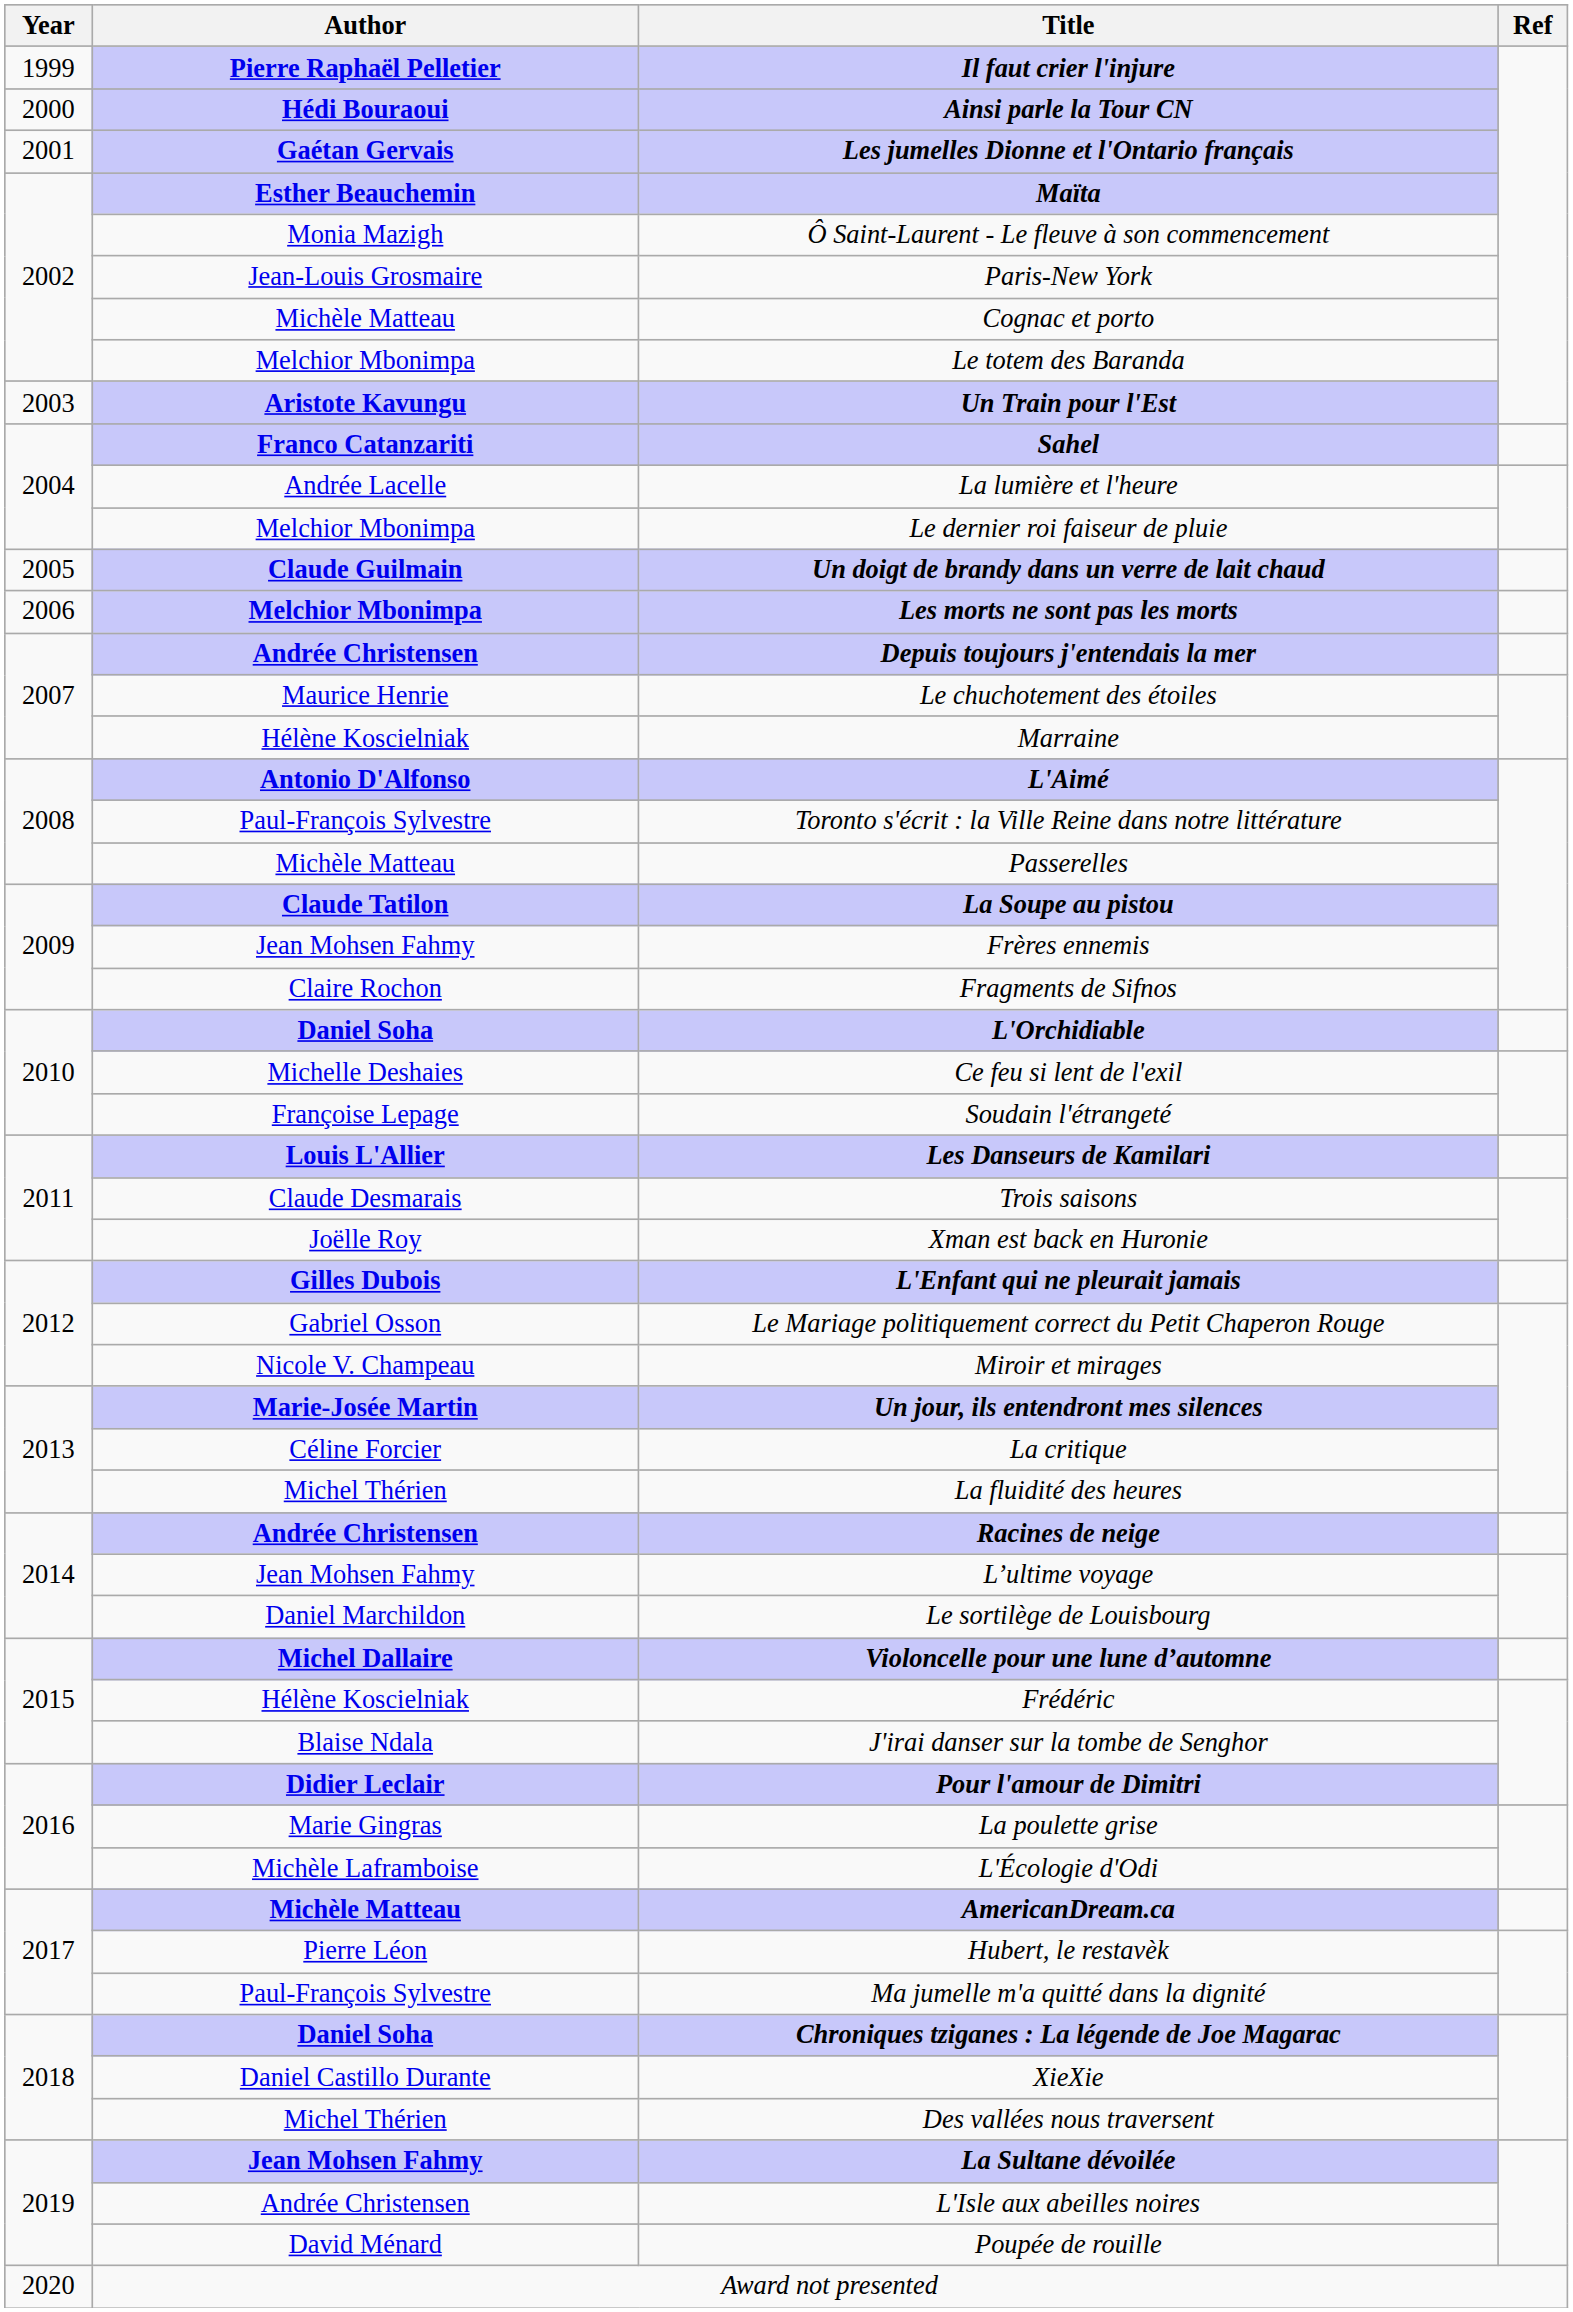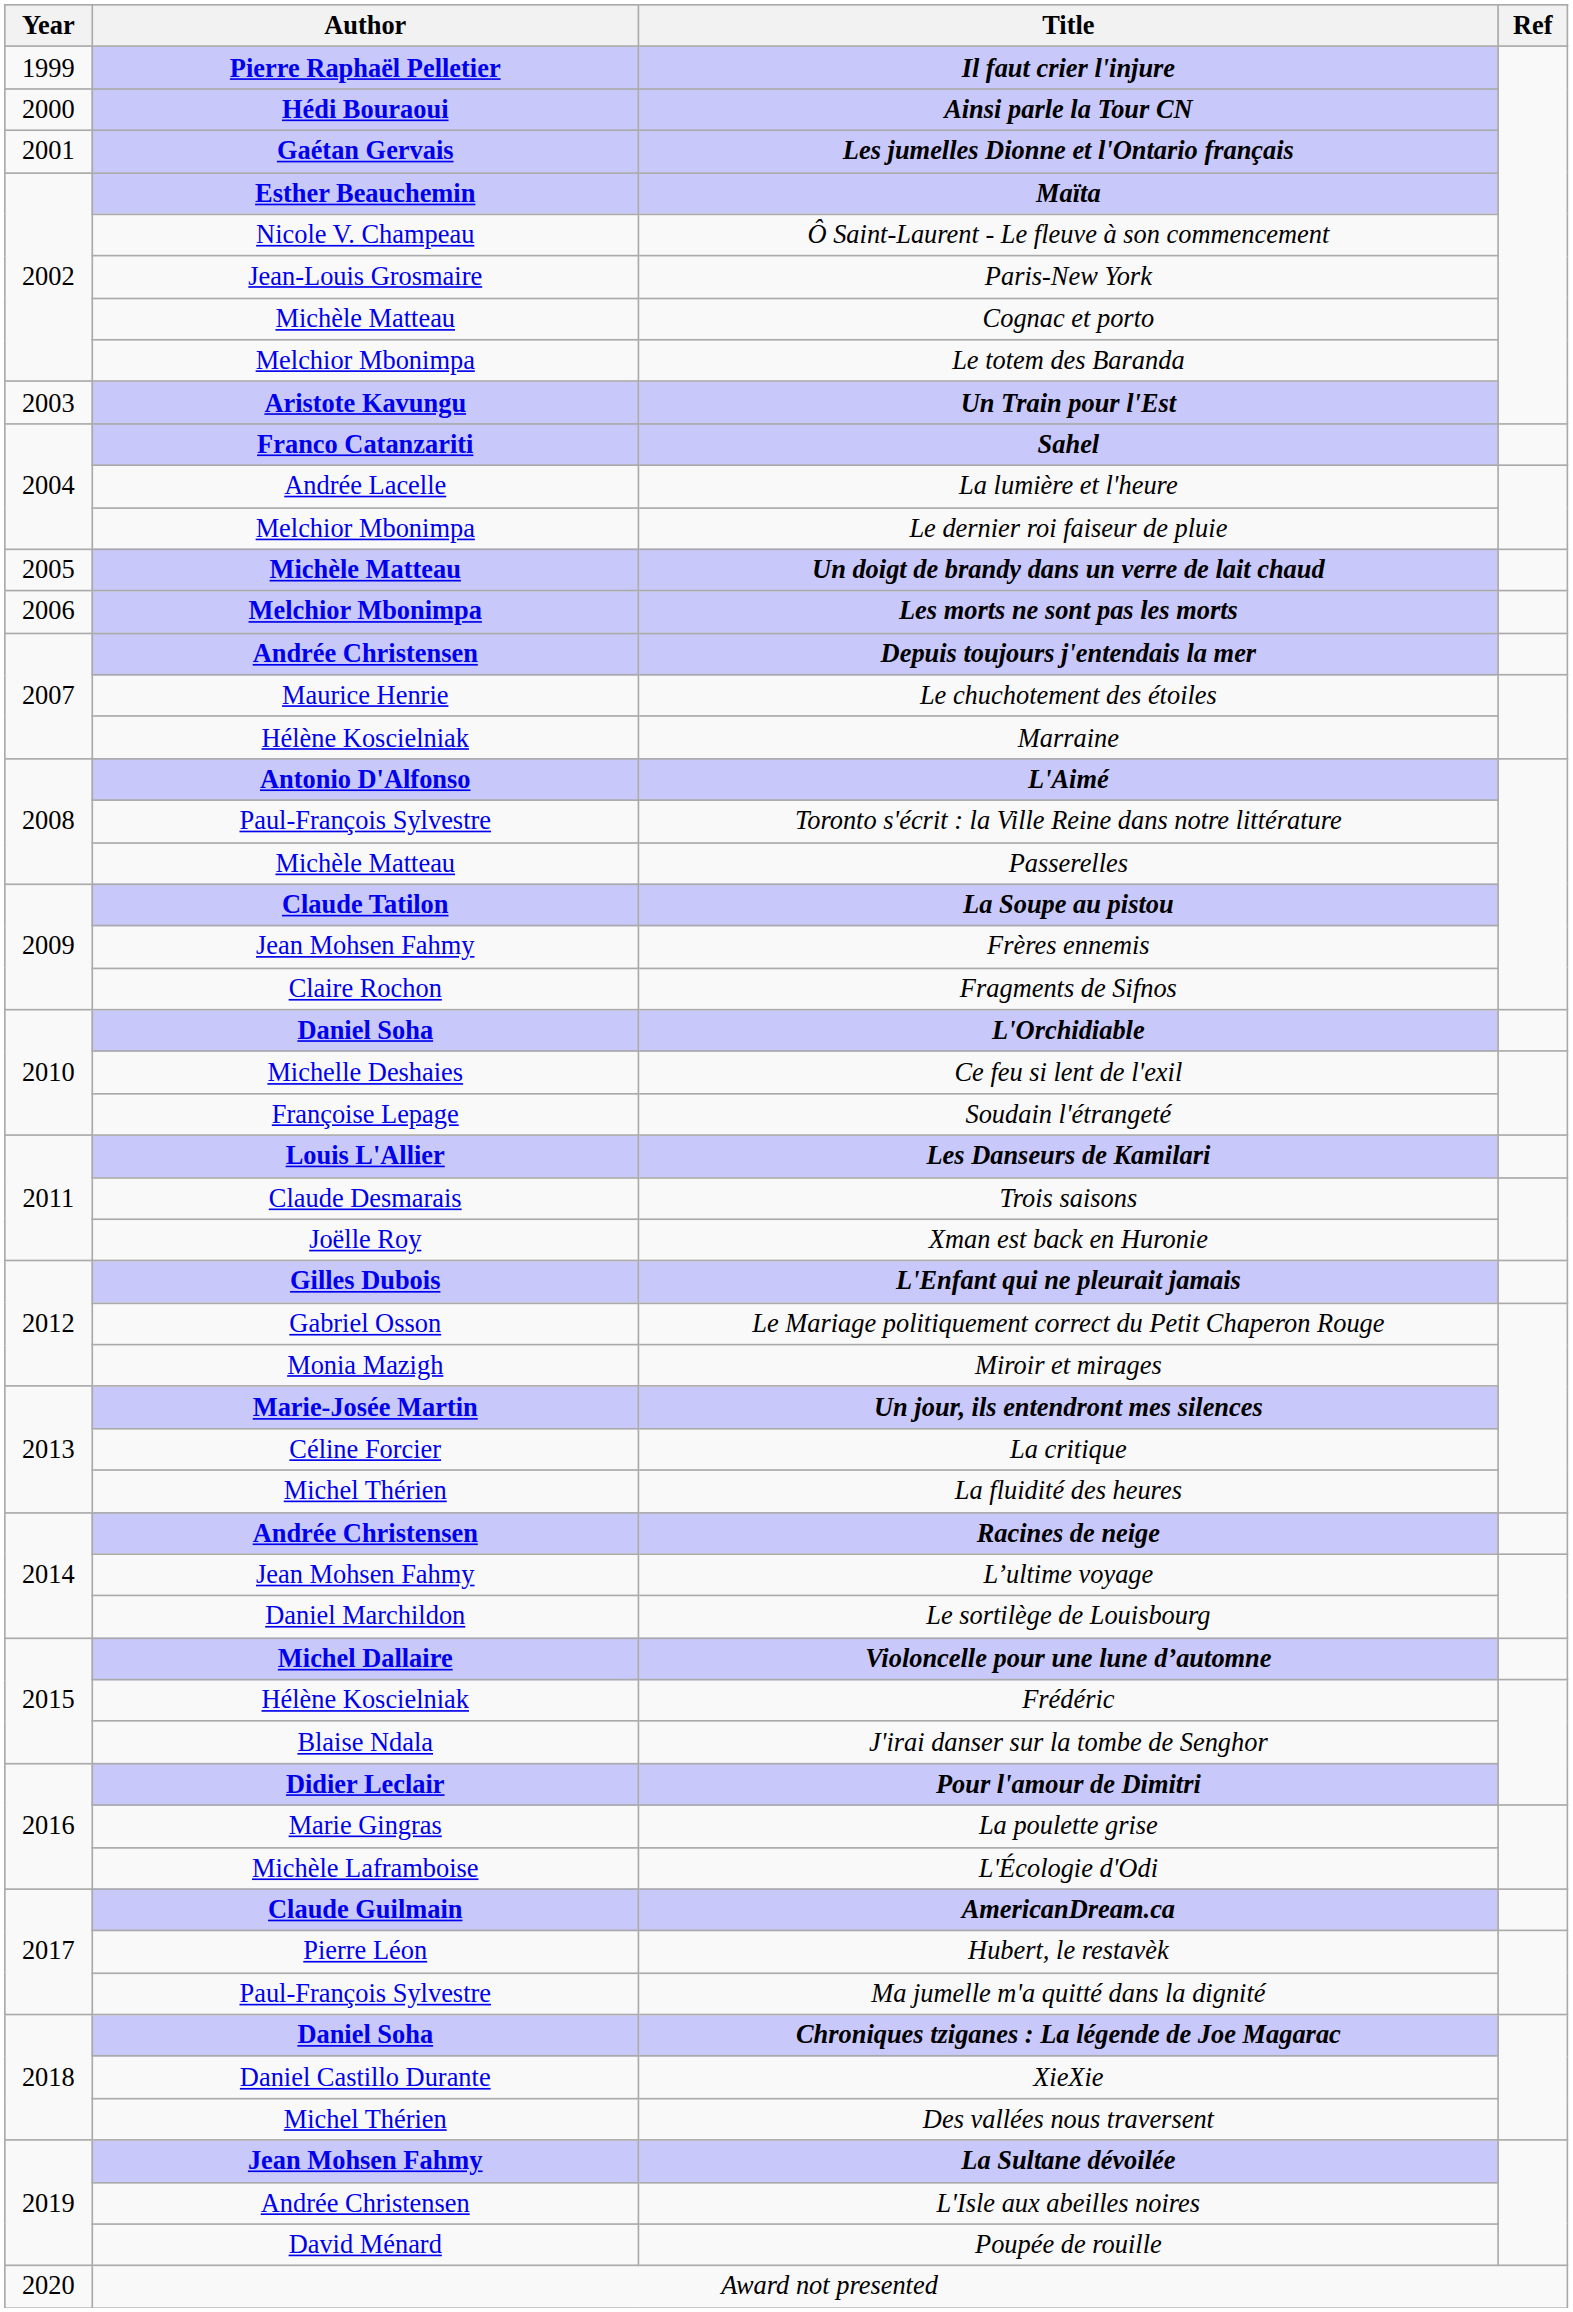(365, 234) Monia Mazigh -> (365, 234) Nicole V. Champeau
(365, 569) Claude Guilmain -> (365, 569) Michèle Matteau
(365, 1365) Nicole V. Champeau -> (365, 1365) Monia Mazigh
(365, 1909) Michèle Matteau -> (365, 1909) Claude Guilmain
